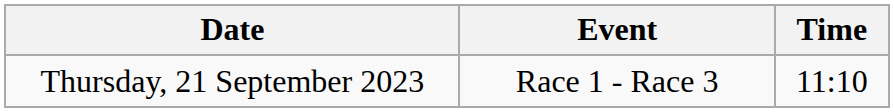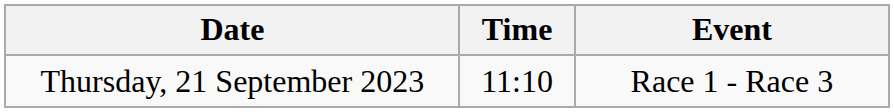columns swapped: (832, 29) <-> (617, 29)
